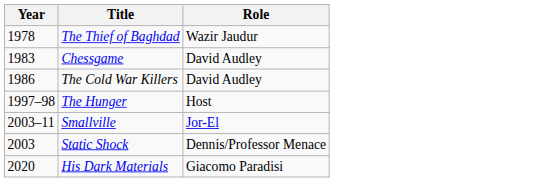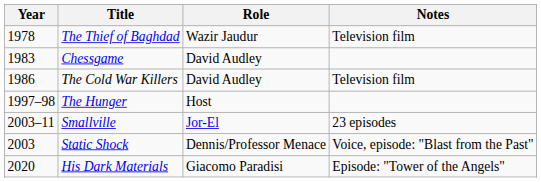+ column: (433, 15)
